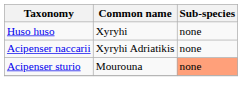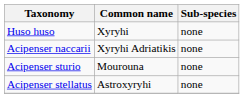(190, 66) lightsalmon background -> (192, 66) no background
+ row: (49, 84)
